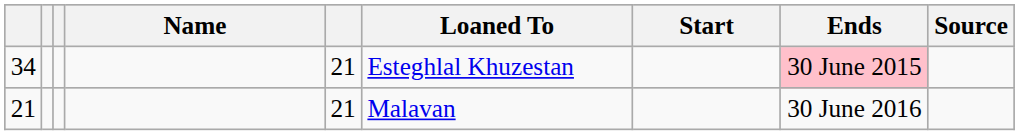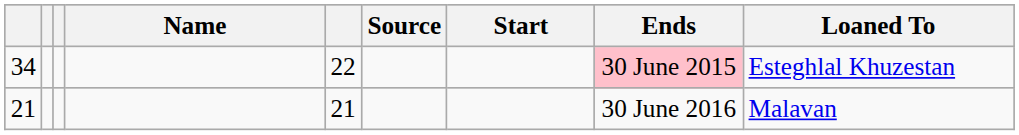columns swapped: (497, 25) <-> (971, 25)
(343, 67) 21 -> (343, 67) 22
